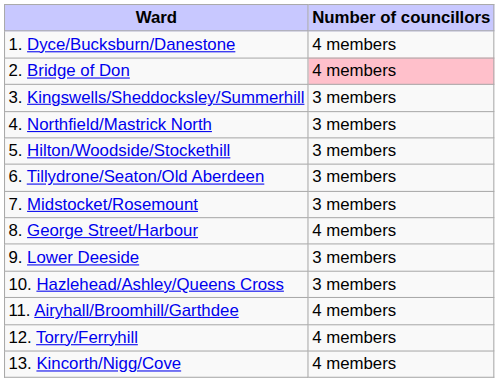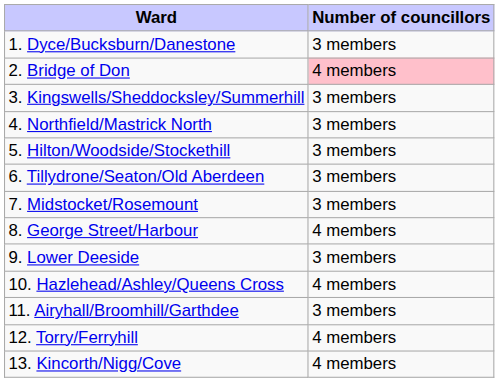(354, 44) 4 members -> (354, 44) 3 members
(354, 284) 3 members -> (354, 284) 4 members
(354, 310) 4 members -> (354, 310) 3 members
